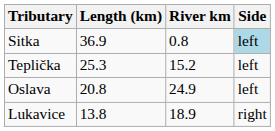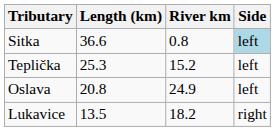(93, 41) 36.9 -> (93, 41) 36.6
(93, 114) 13.8 -> (93, 114) 13.5
(183, 114) 18.9 -> (183, 114) 18.2
